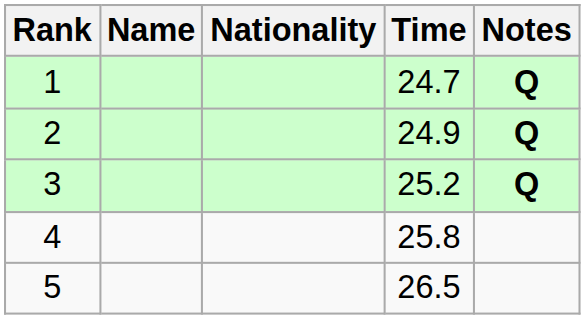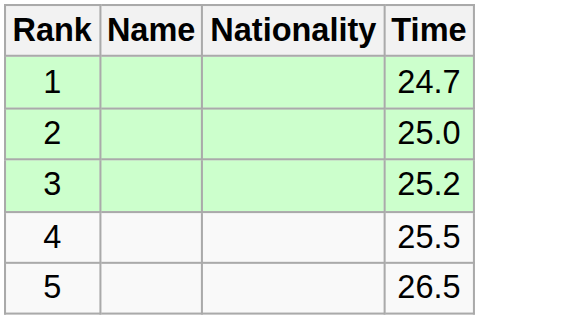- column: (527, 30)
(429, 133) 24.9 -> (429, 133) 25.0
(429, 236) 25.8 -> (429, 236) 25.5
